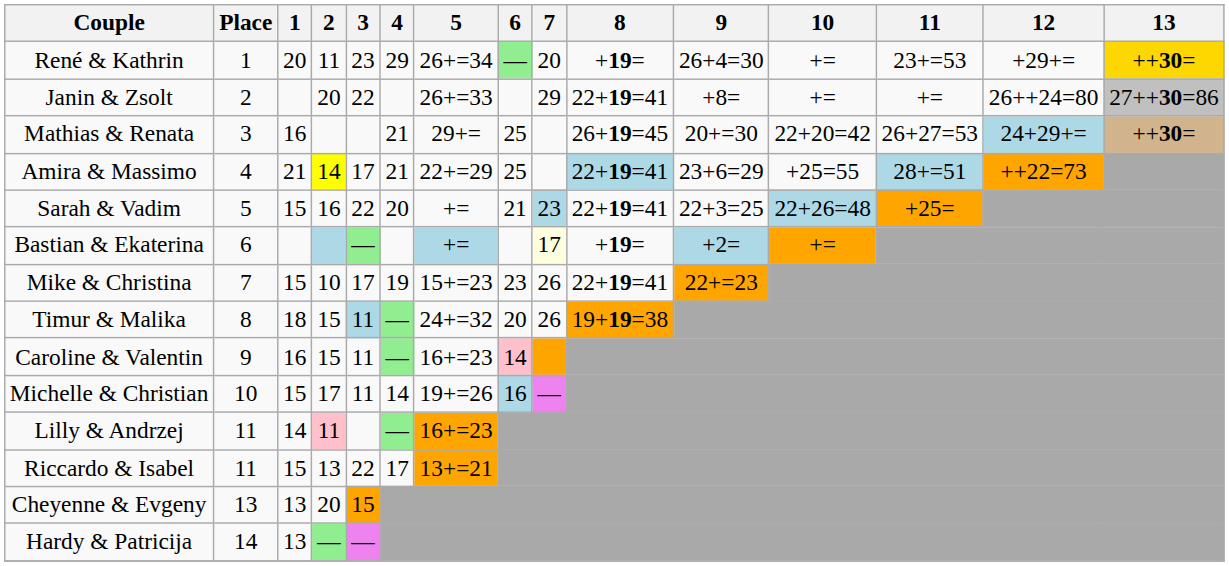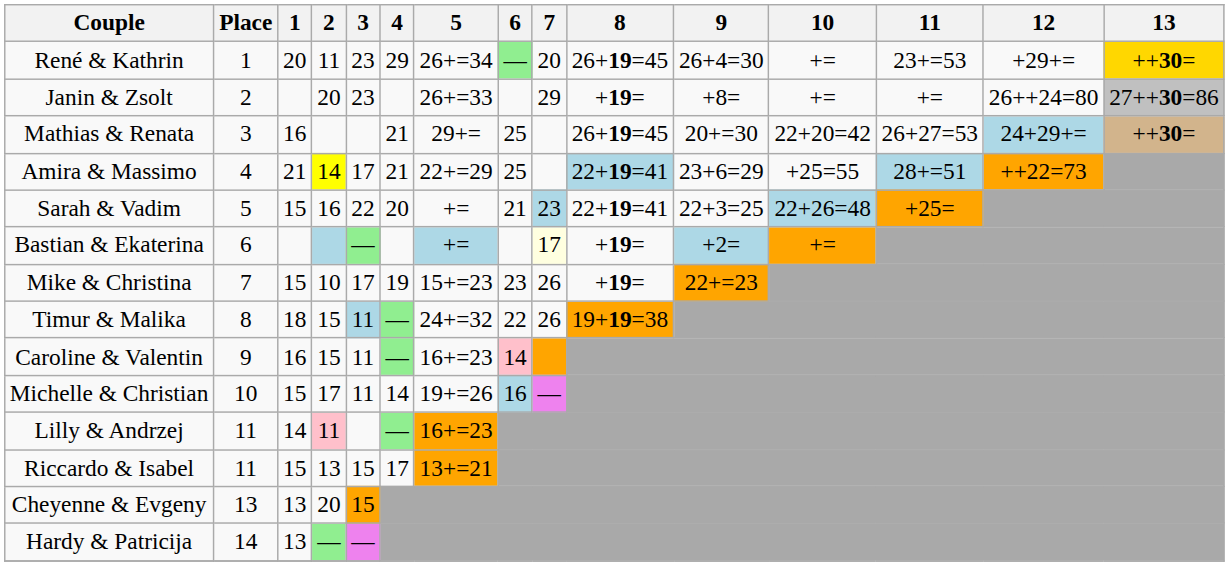(620, 60) +19= -> (620, 60) 26+19=45
(363, 97) 22 -> (363, 97) 23
(620, 97) 22+19=41 -> (620, 97) +19=
(620, 282) 22+19=41 -> (620, 282) +19=
(515, 319) 20 -> (515, 319) 22
(363, 467) 22 -> (363, 467) 15
